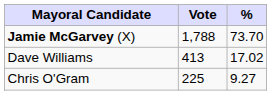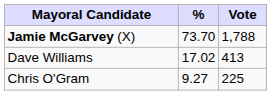columns swapped: (203, 15) <-> (247, 15)
